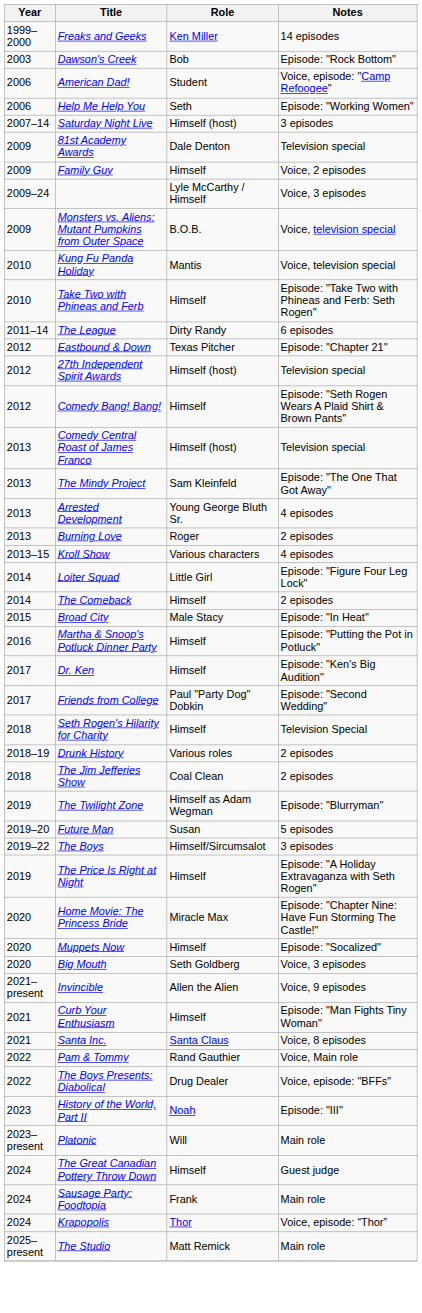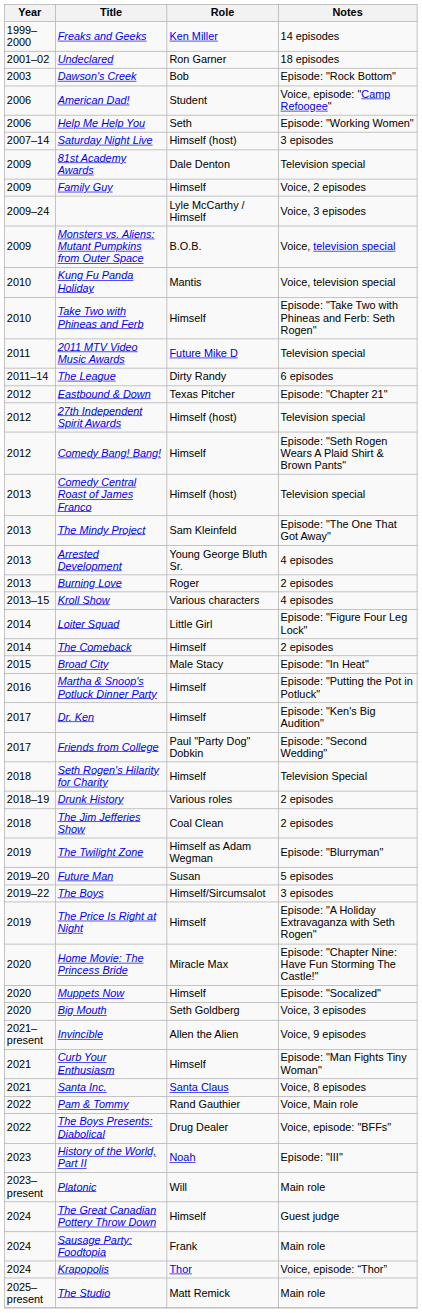+ row: (85, 59)
+ row: (98, 353)
